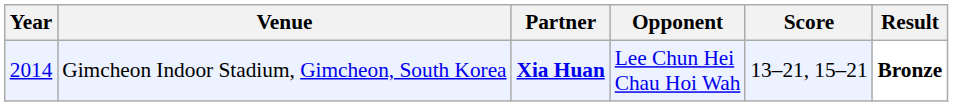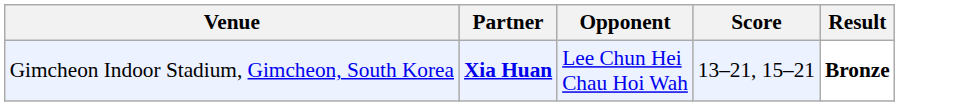- column: (31, 22)
